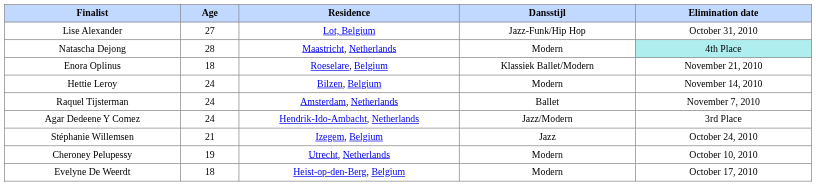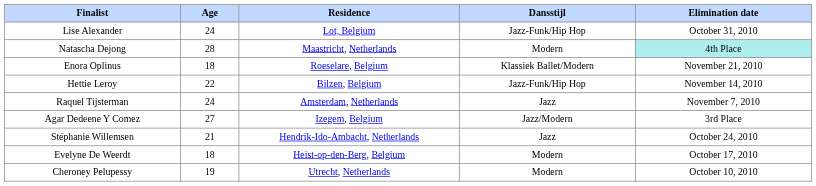(210, 31) 27 -> (210, 31) 24
(210, 84) 24 -> (210, 84) 22
(547, 84) Modern -> (547, 84) Jazz-Funk/Hip Hop
(547, 101) Ballet -> (547, 101) Jazz
(210, 119) 24 -> (210, 119) 27
(349, 119) Hendrik-Ido-Ambacht, Netherlands -> (349, 119) Izegem, Belgium
(349, 137) Izegem, Belgium -> (349, 137) Hendrik-Ido-Ambacht, Netherlands
rows swapped: (92, 172) <-> (92, 154)
